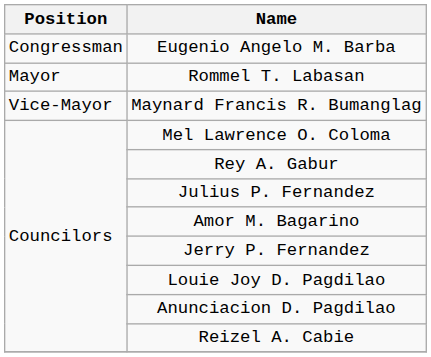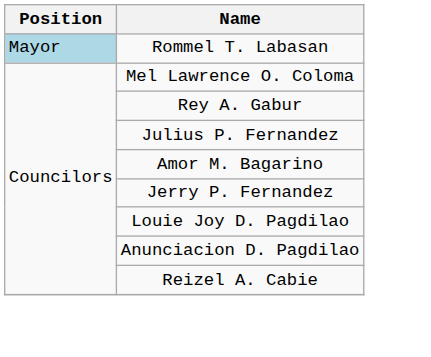- row: (276, 48)
(35, 77) no background -> (35, 48) lightblue background
- row: (276, 106)
